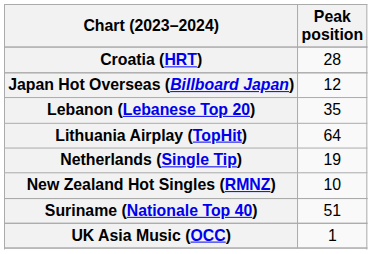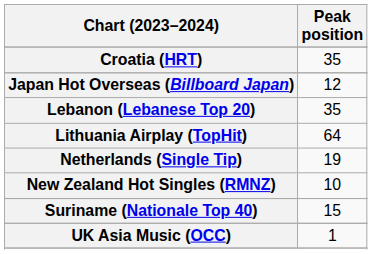(332, 60) 28 -> (332, 60) 35
(332, 210) 51 -> (332, 210) 15
